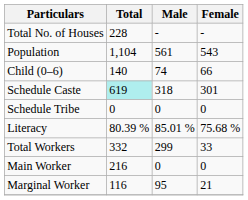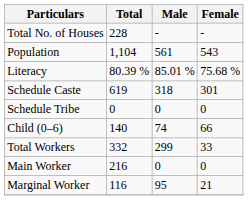rows swapped: (35, 71) <-> (27, 128)
(118, 90) paleturquoise background -> (118, 90) no background
